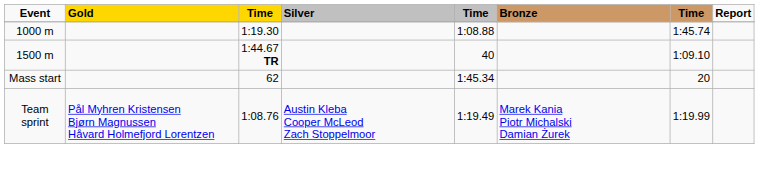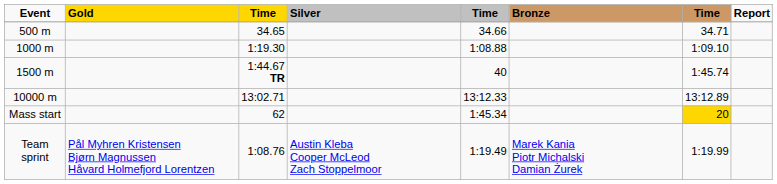+ row: (35, 31)
(691, 31) 1:45.74 -> (710, 48) 1:09.10
(691, 55) 1:09.10 -> (710, 72) 1:45.74
+ row: (35, 97)
(704, 79) no background -> (722, 114) gold background
